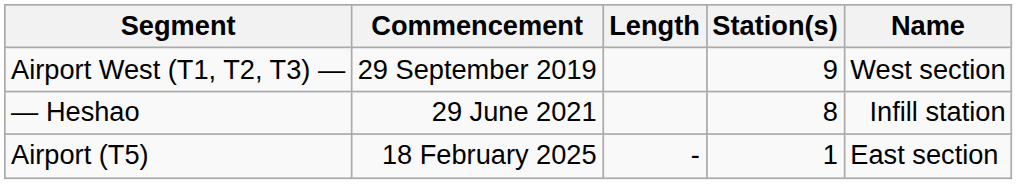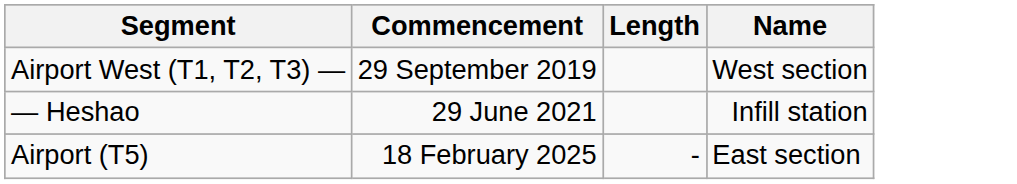- column: (775, 26)
